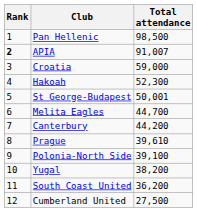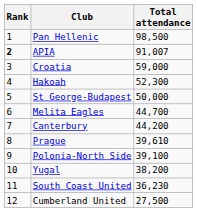(152, 96) 50,001 -> (152, 96) 50,000
(152, 185) 36,200 -> (152, 185) 36,230
